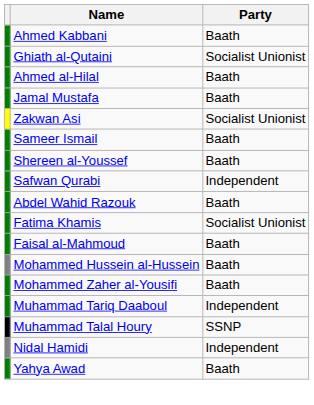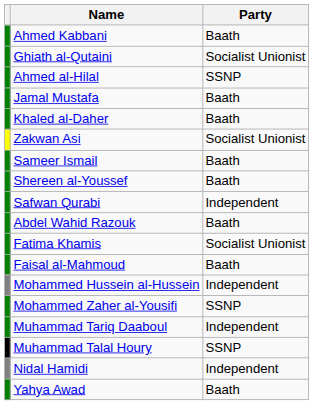(223, 77) Baath -> (223, 77) SSNP
+ row: (61, 118)
(223, 264) Baath -> (242, 285) Independent
(223, 285) Baath -> (223, 306) SSNP
